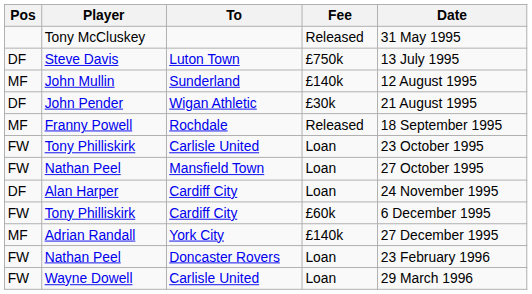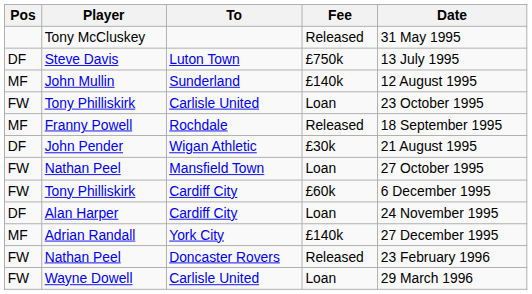rows swapped: (84, 103) <-> (90, 147)
rows swapped: (82, 191) <-> (90, 213)
(321, 256) Loan -> (335, 256) Released
